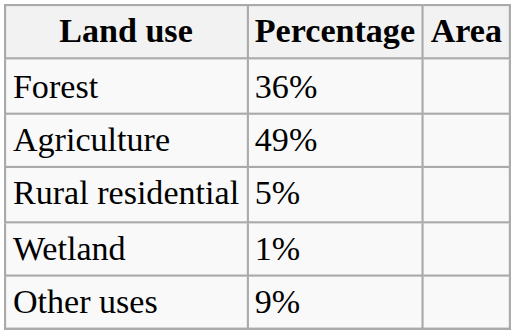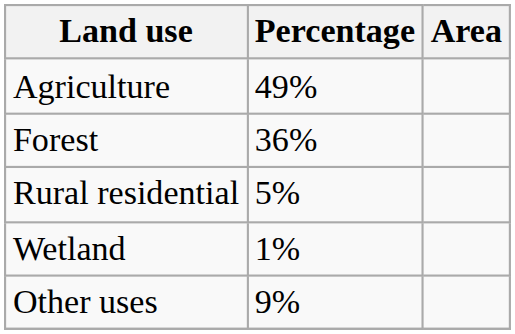rows swapped: (91, 139) <-> (56, 85)
